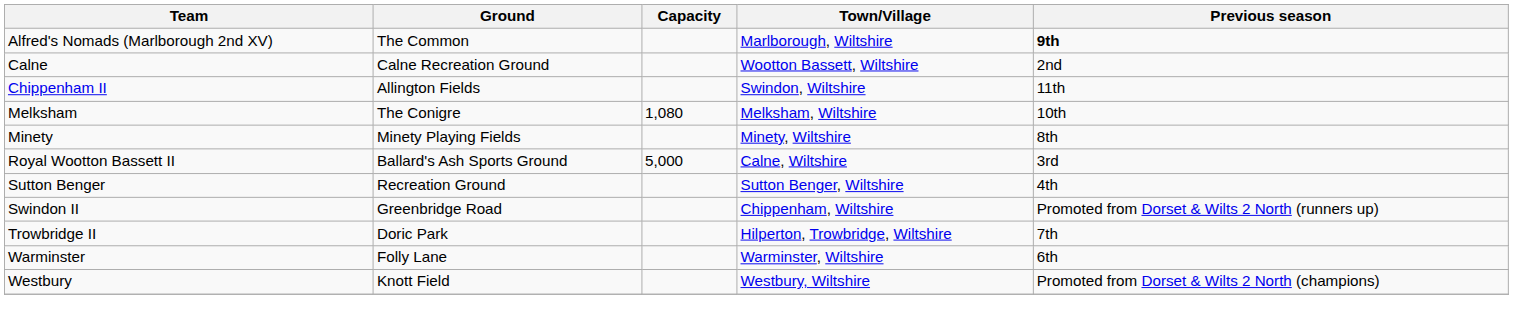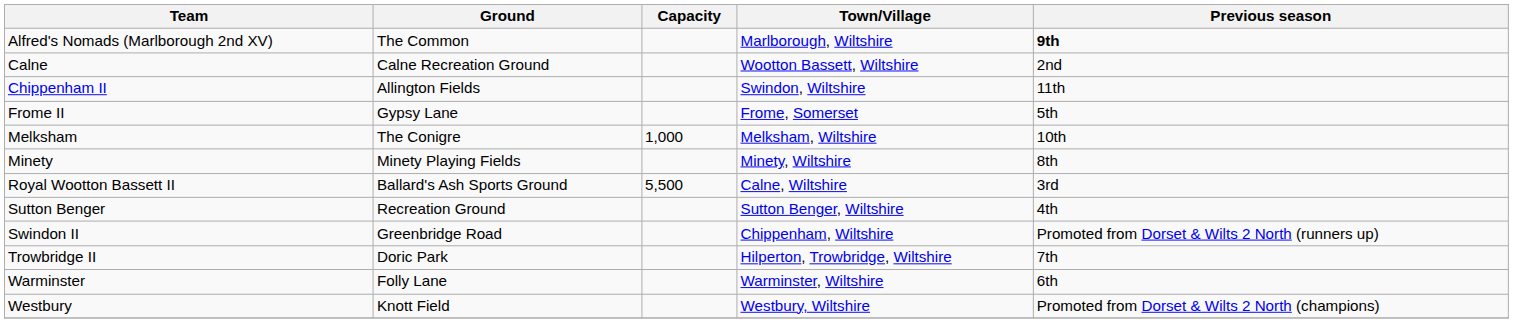+ row: (36, 112)
(664, 112) 1,080 -> (664, 137) 1,000
(664, 161) 5,000 -> (664, 185) 5,500
